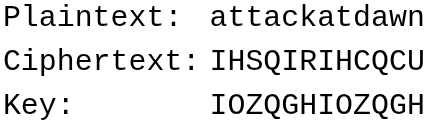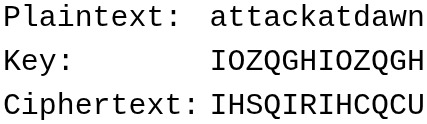rows swapped: (39, 106) <-> (102, 62)
